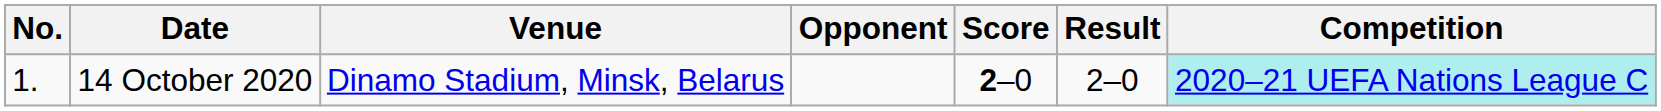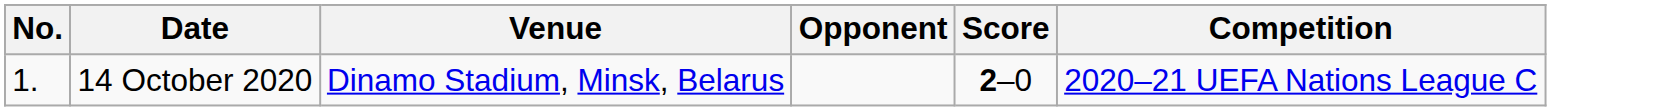- column: (1112, 29)
(1412, 79) paleturquoise background -> (1301, 79) no background
